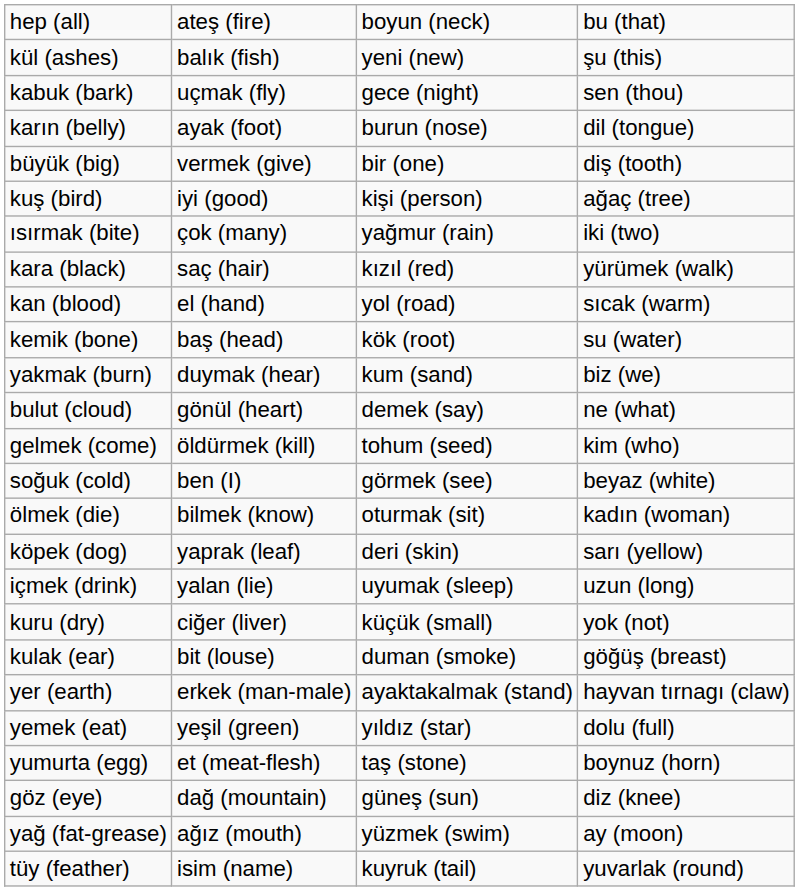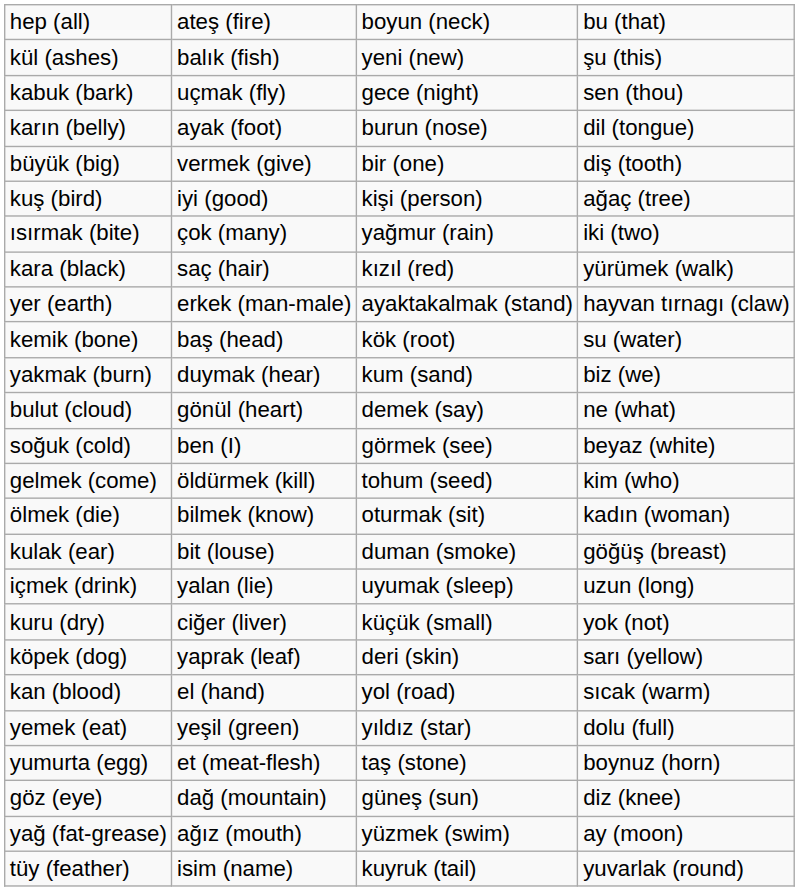rows swapped: (65, 304) <-> (61, 692)
rows swapped: (70, 480) <-> (83, 445)
rows swapped: (69, 551) <-> (62, 657)
